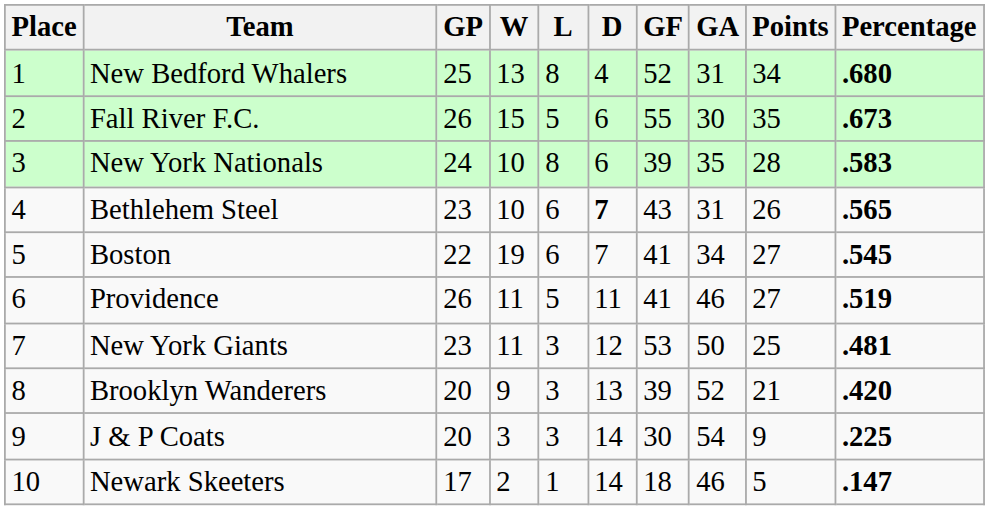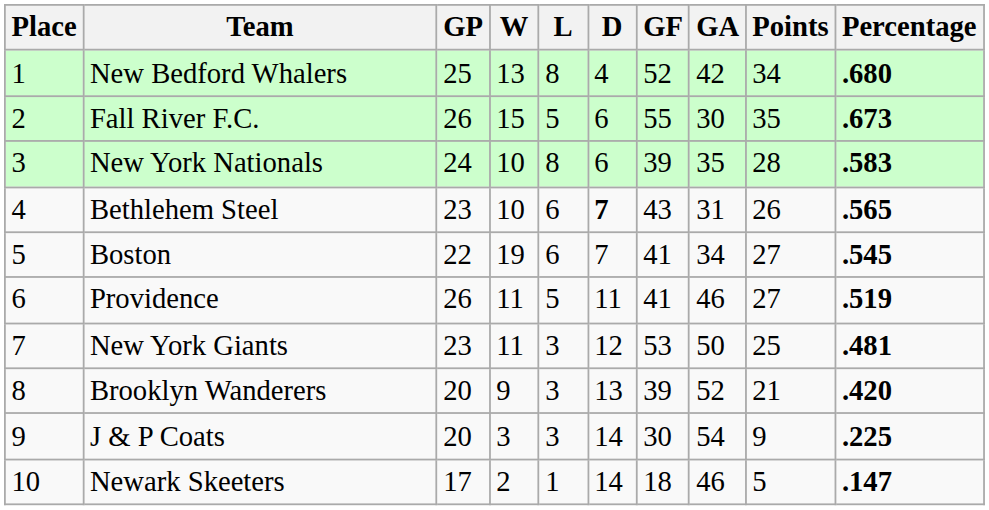(710, 72) 31 -> (710, 72) 42
